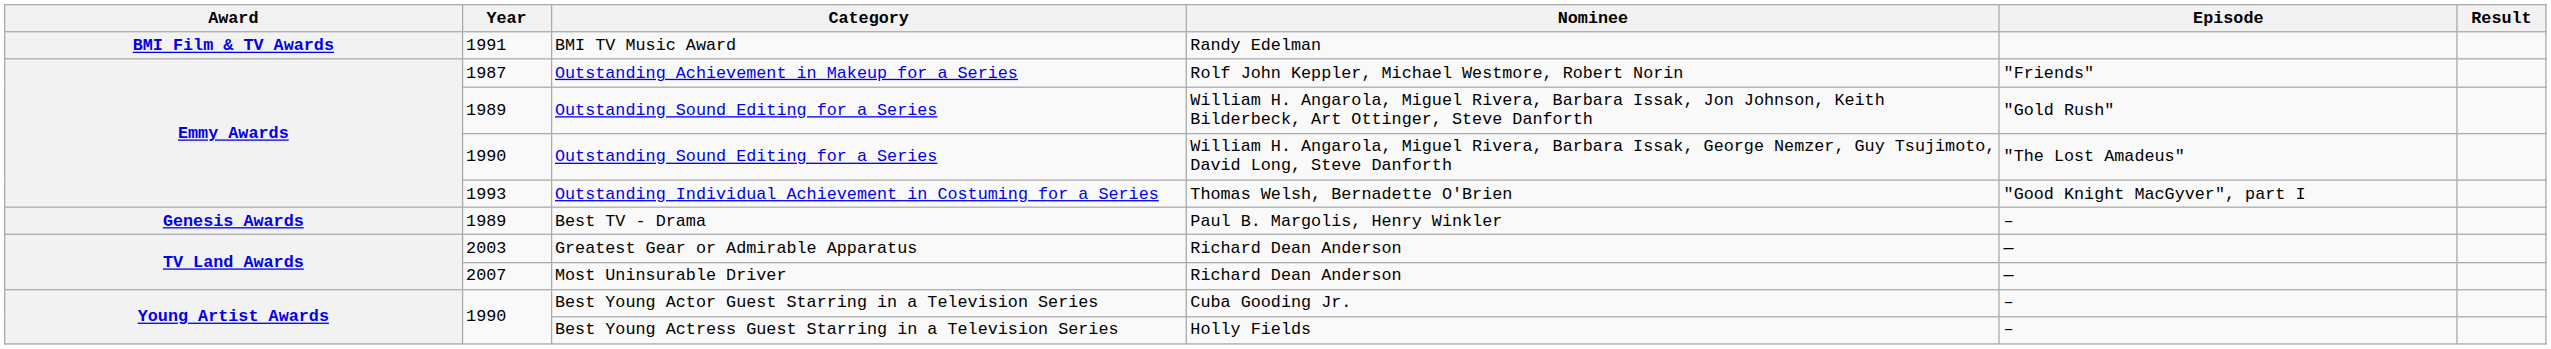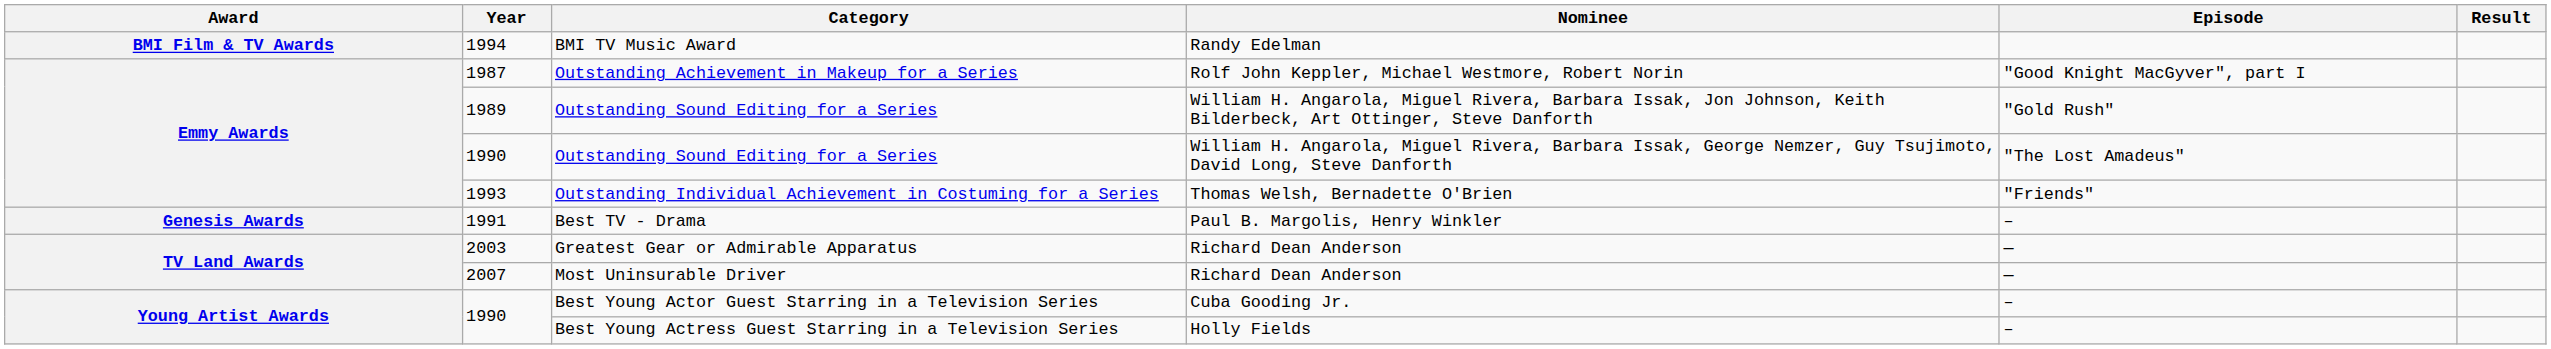(486, 46) 1991 -> (486, 46) 1994
(2049, 73) "Friends" -> (2155, 73) "Good Knight MacGyver", part I
(2155, 194) "Good Knight MacGyver", part I -> (2049, 194) "Friends"
(486, 221) 1989 -> (486, 221) 1991
